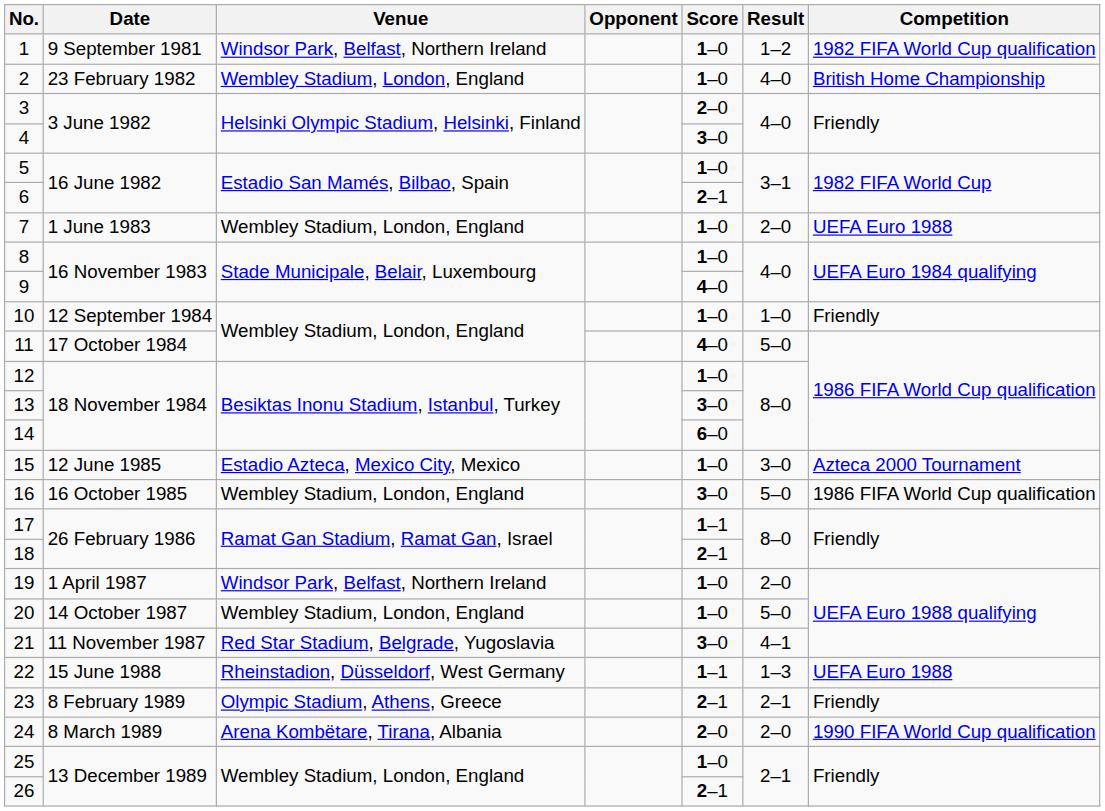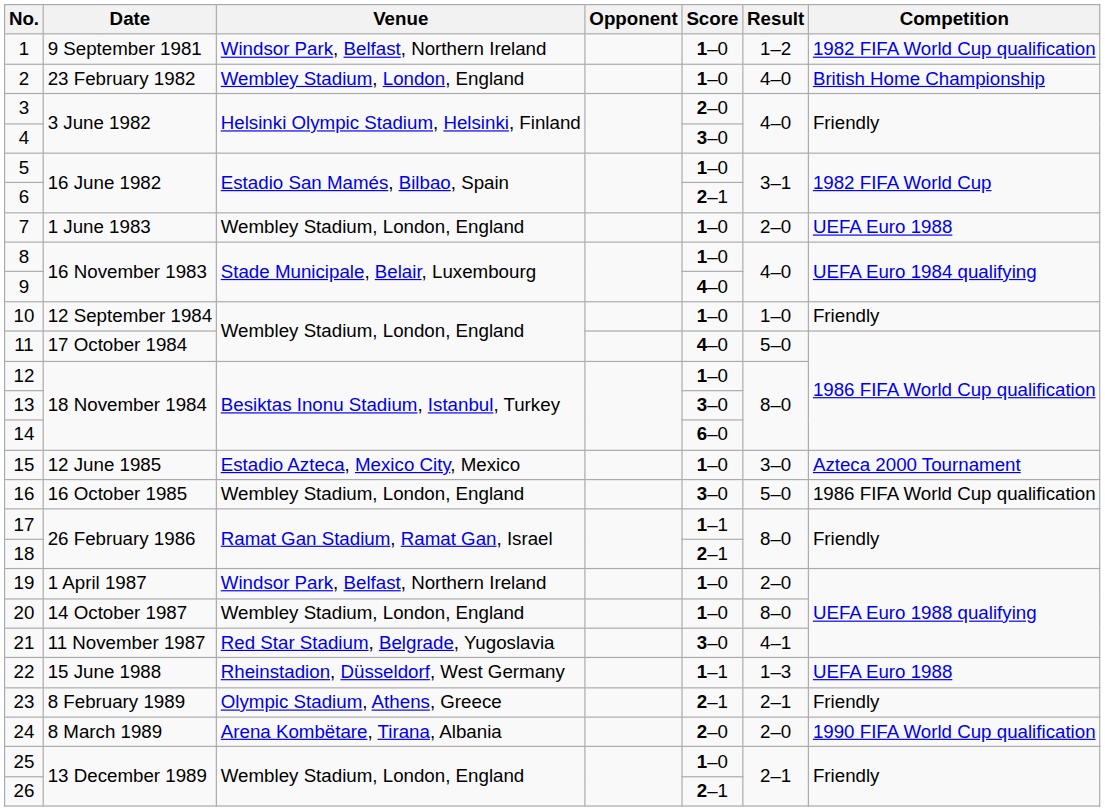(776, 613) 5–0 -> (776, 613) 8–0
